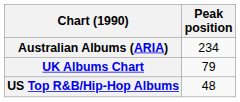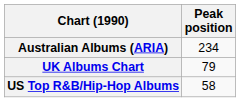(209, 86) 48 -> (209, 86) 58
